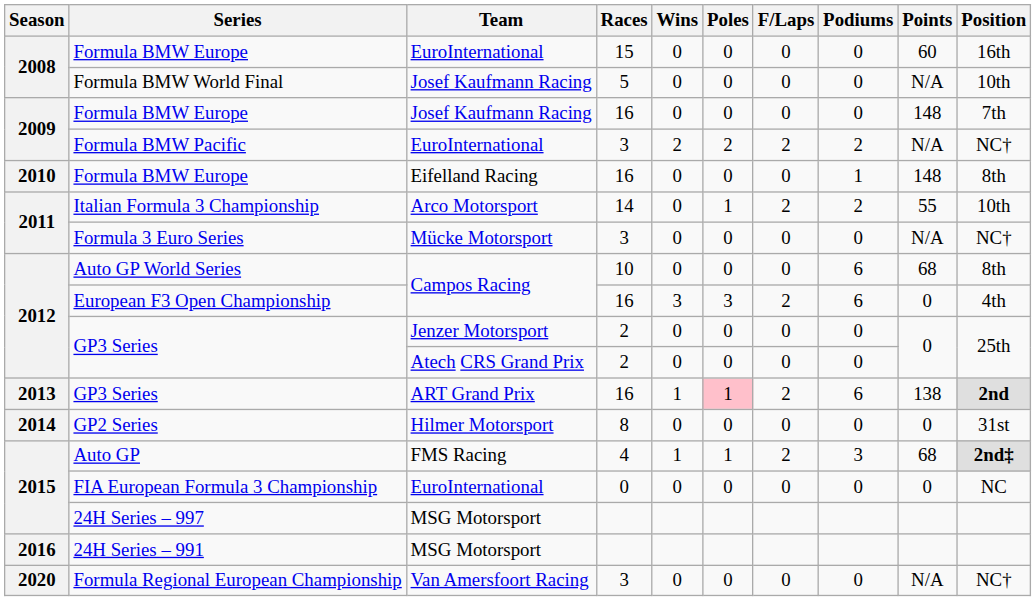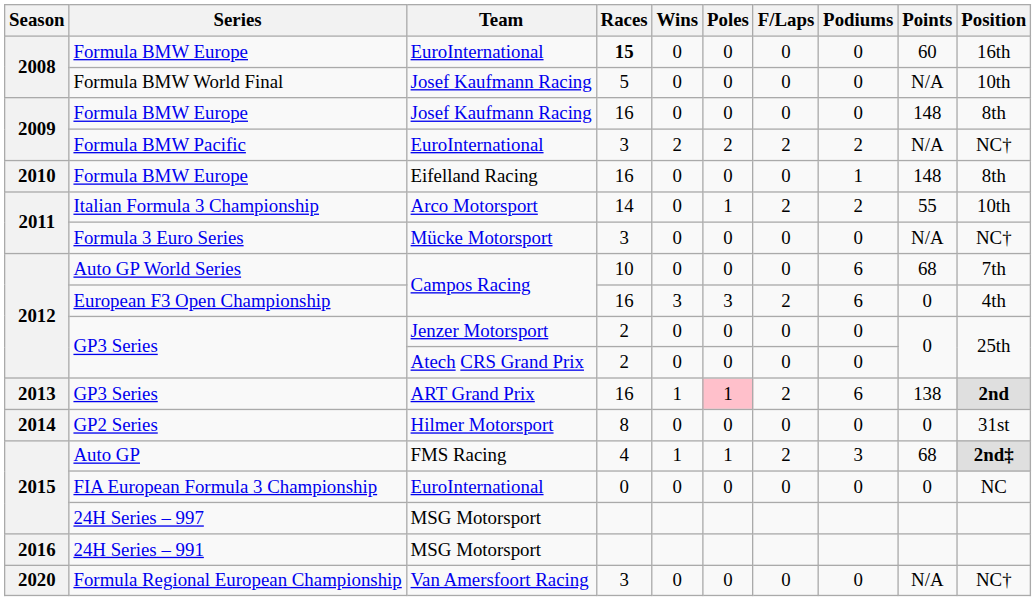(624, 51) normal -> (624, 51) bold
(994, 113) 7th -> (994, 113) 8th
(994, 269) 8th -> (994, 269) 7th
